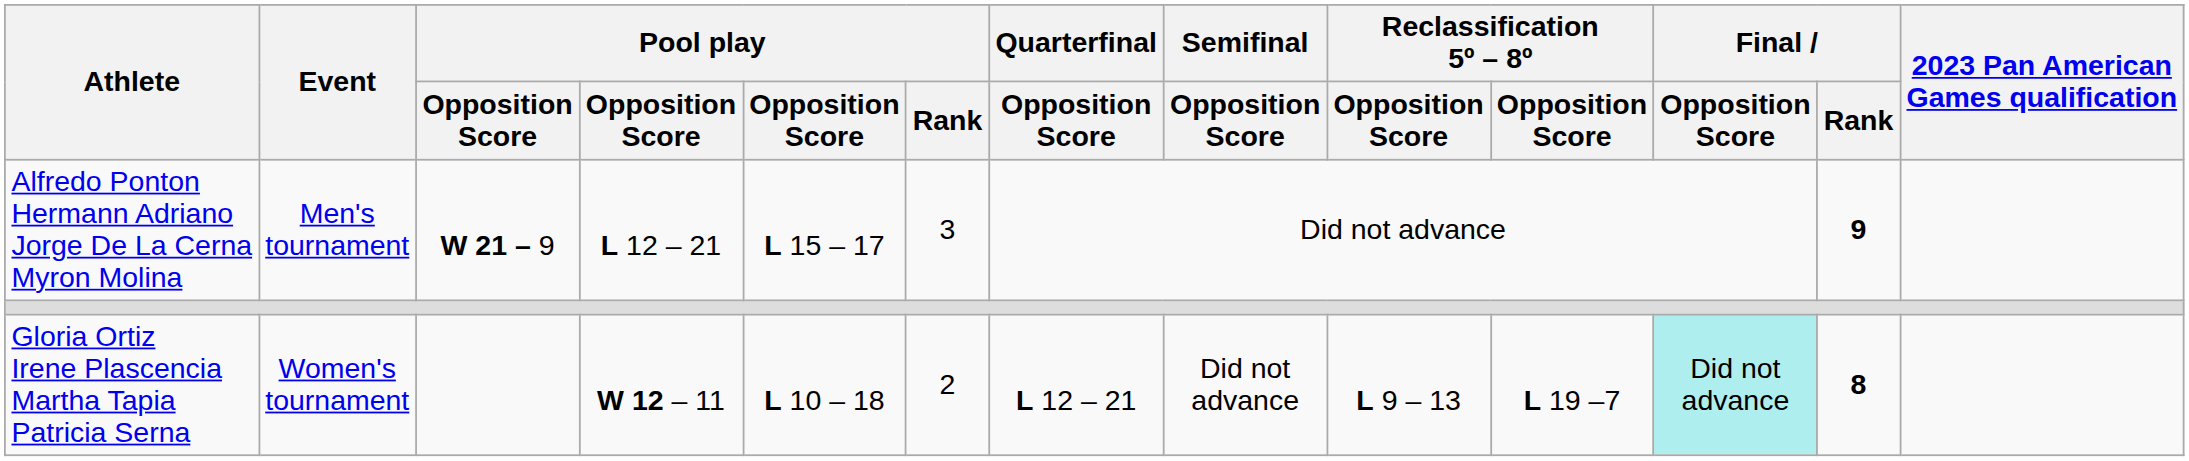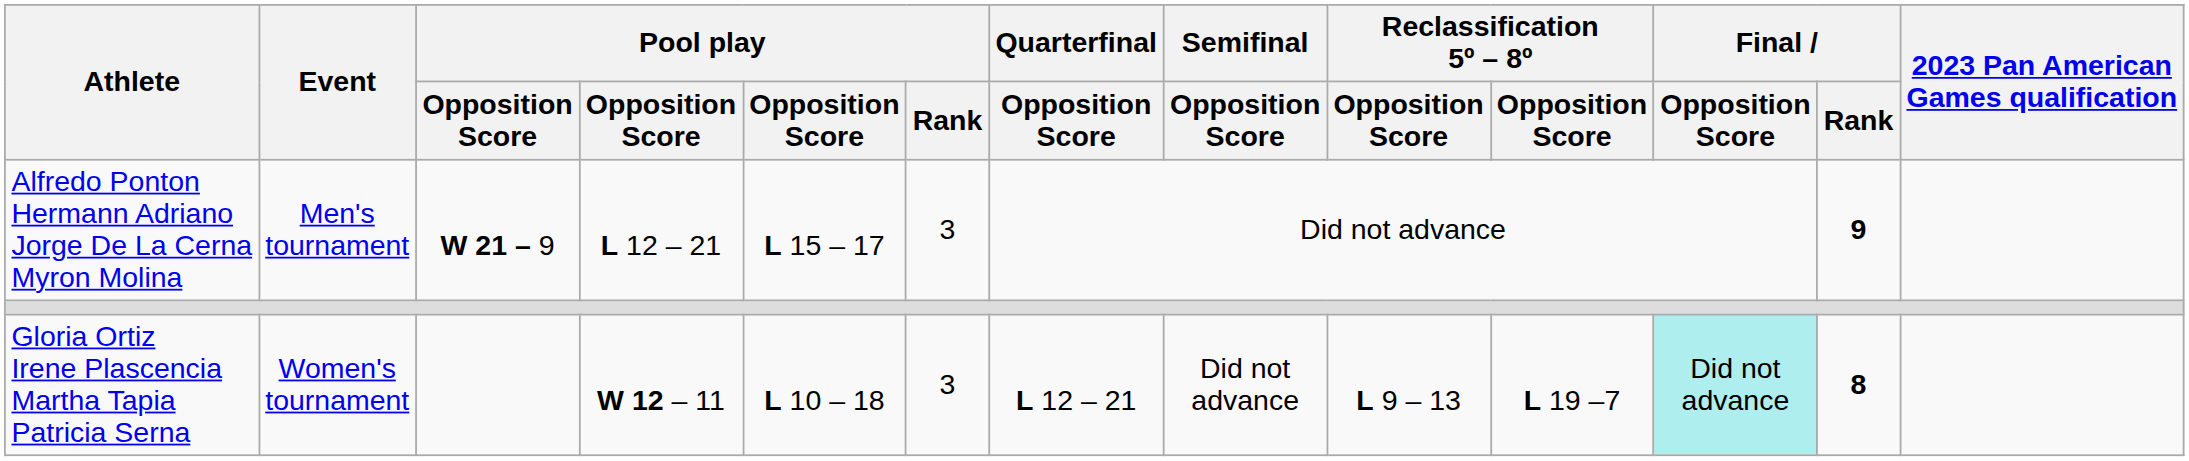(948, 383) 2 -> (948, 383) 3
